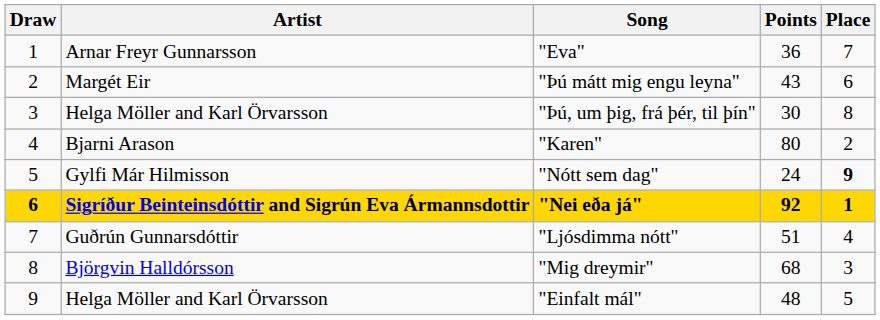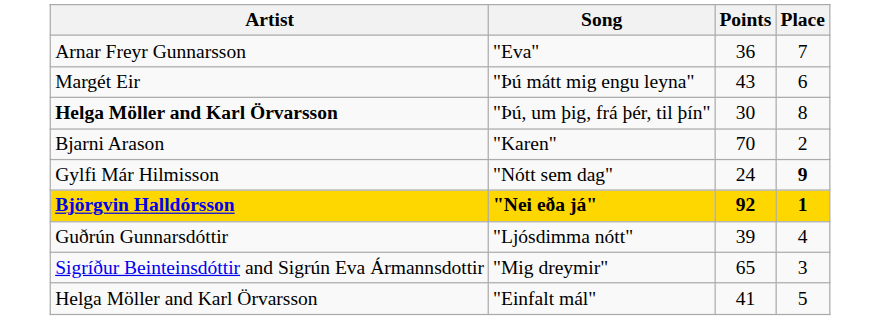- column: (33, 19)
(197, 112) normal -> (196, 112) bold
(791, 143) 80 -> (745, 143) 70
(297, 205) Sigríður Beinteinsdóttir and Sigrún Eva Ármannsdottir -> (145, 205) Björgvin Halldórsson
(791, 236) 51 -> (745, 236) 39
(150, 267) Björgvin Halldórsson -> (270, 267) Sigríður Beinteinsdóttir and Sigrún Eva Ármannsdottir
(791, 267) 68 -> (745, 267) 65
(791, 298) 48 -> (745, 298) 41
